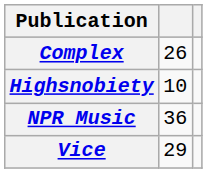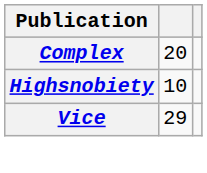(175, 54) 26 -> (175, 54) 20
- row: (82, 119)
